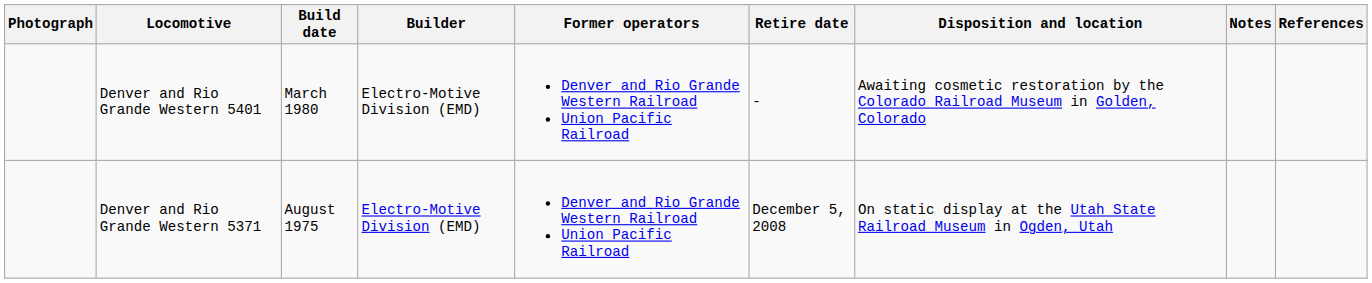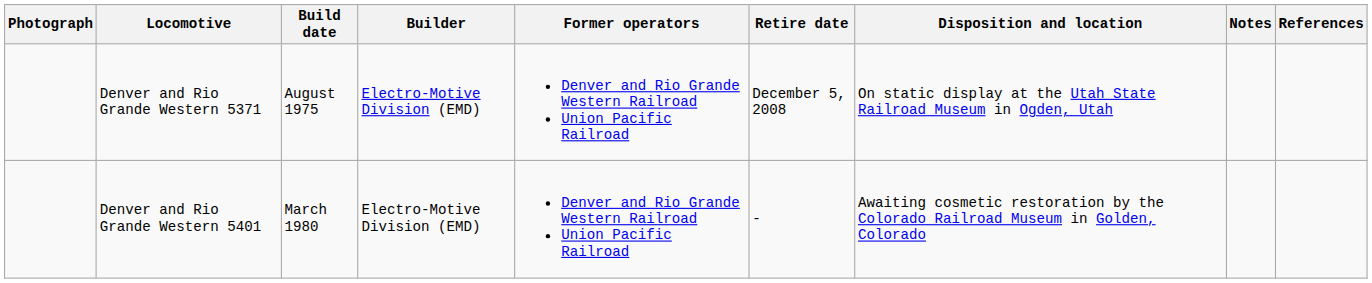rows swapped: (180, 219) <-> (180, 102)
